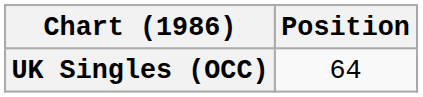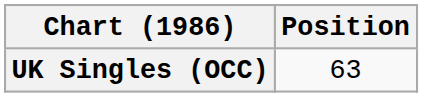(346, 70) 64 -> (346, 70) 63
